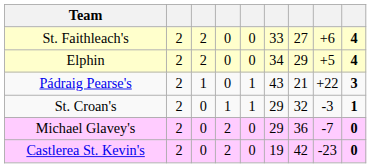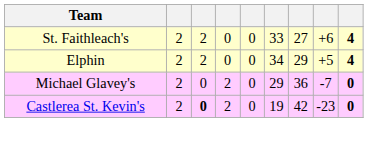- row: (86, 83)
- row: (86, 106)
(203, 151) normal -> (203, 106) bold
